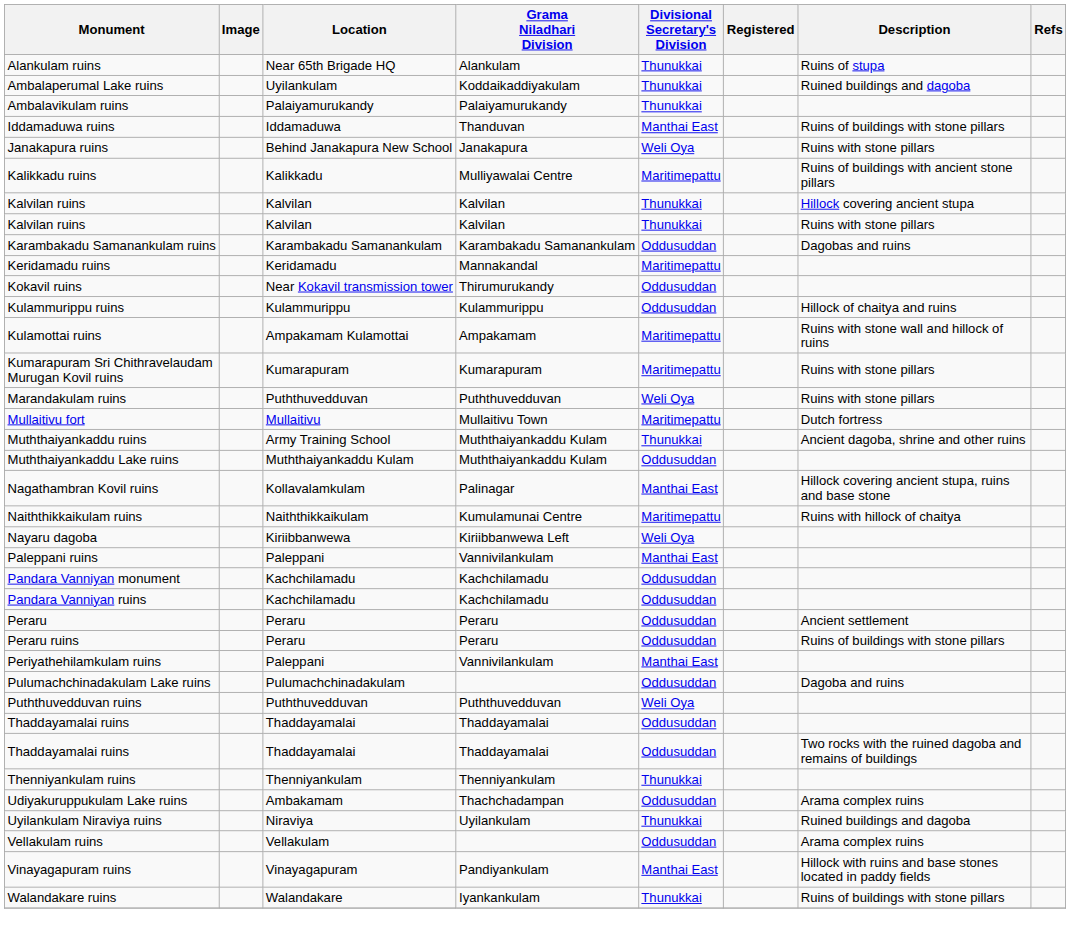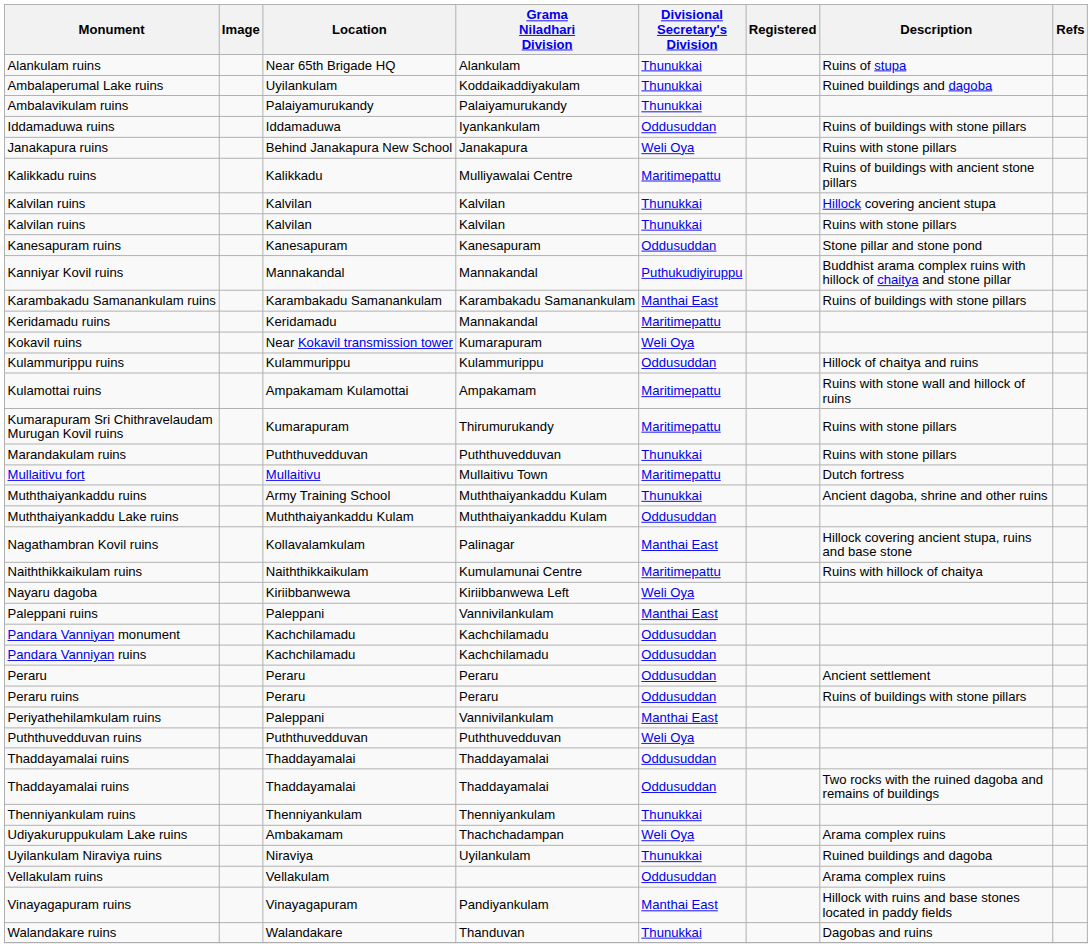(492, 127) Thanduvan -> (499, 127) Iyankankulam
(680, 127) Manthai East -> (679, 127) Oddusuddan
+ row: (64, 245)
+ row: (65, 273)
(679, 245) Oddusuddan -> (680, 301) Manthai East
(856, 245) Dagobas and ruins -> (924, 301) Ruins of buildings with stone pillars
(506, 287) Thirumurukandy -> (501, 343) Kumarapuram
(679, 287) Oddusuddan -> (668, 343) Weli Oya
(501, 371) Kumarapuram -> (506, 427) Thirumurukandy
(668, 399) Weli Oya -> (672, 454) Thunukkai
- row: (109, 682)
(679, 800) Oddusuddan -> (668, 836) Weli Oya
(499, 898) Iyankankulam -> (492, 933) Thanduvan
(903, 898) Ruins of buildings with stone pillars -> (878, 933) Dagobas and ruins
